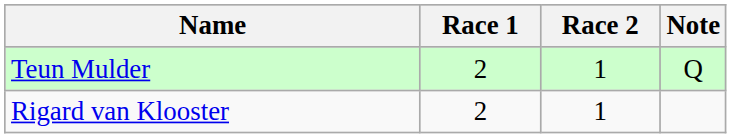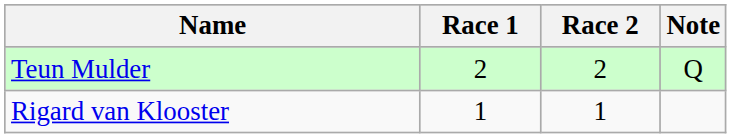(600, 68) 1 -> (600, 68) 2
(480, 111) 2 -> (480, 111) 1
